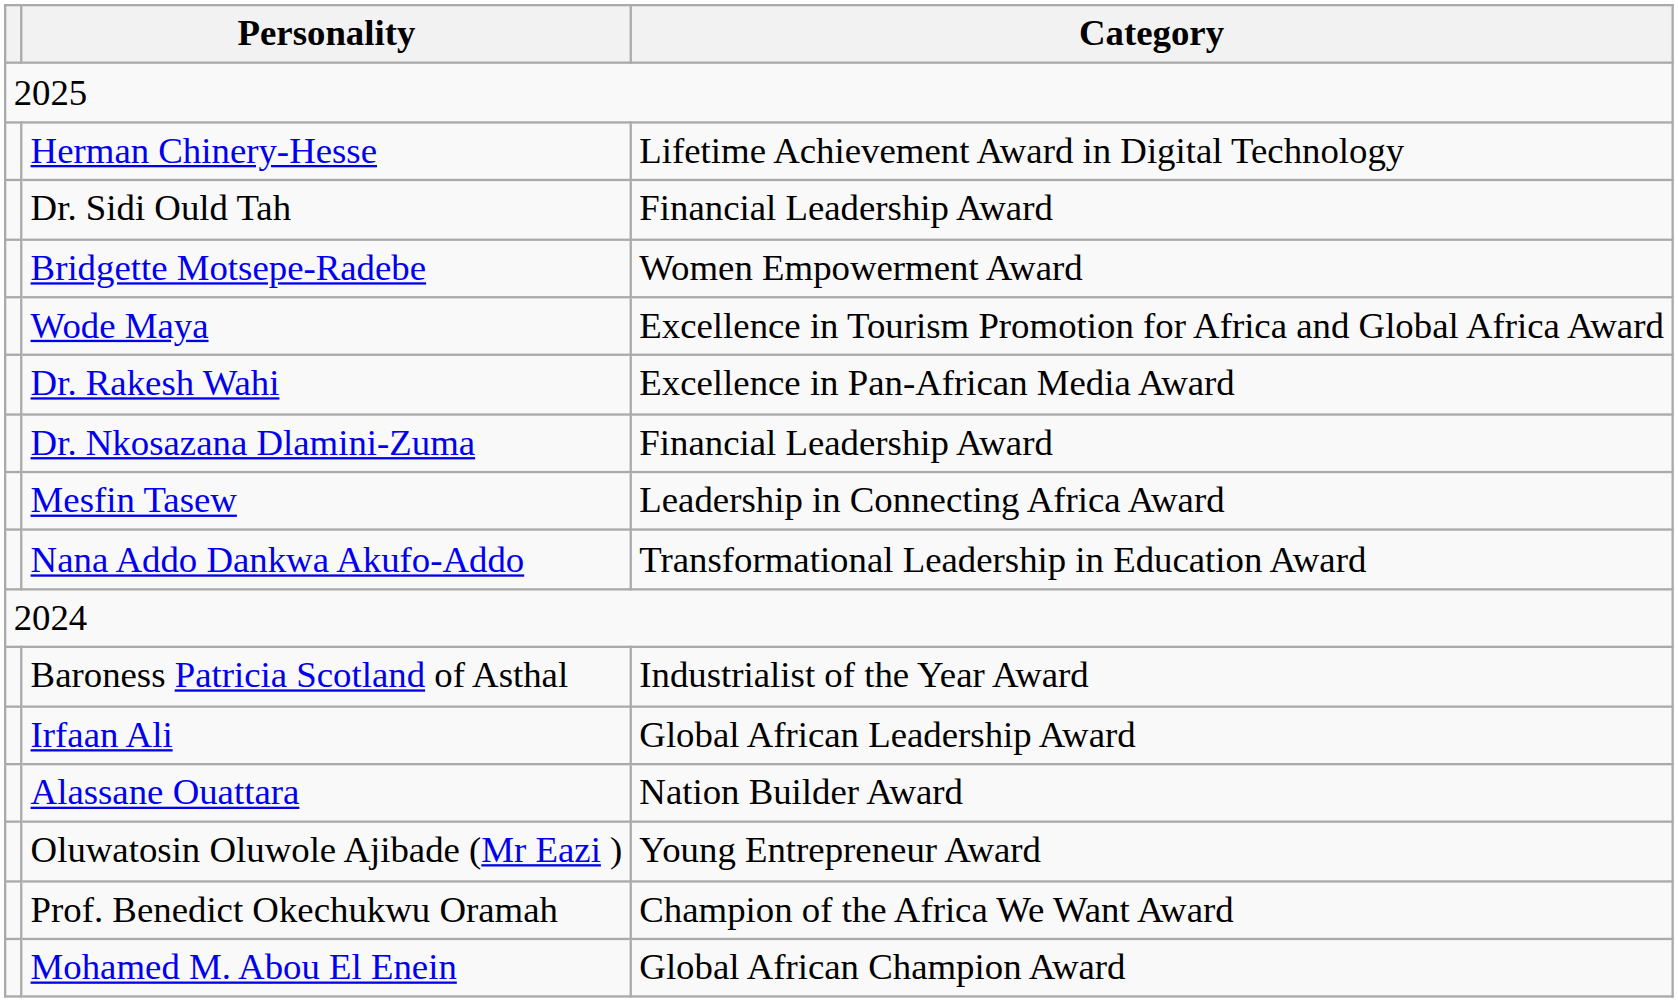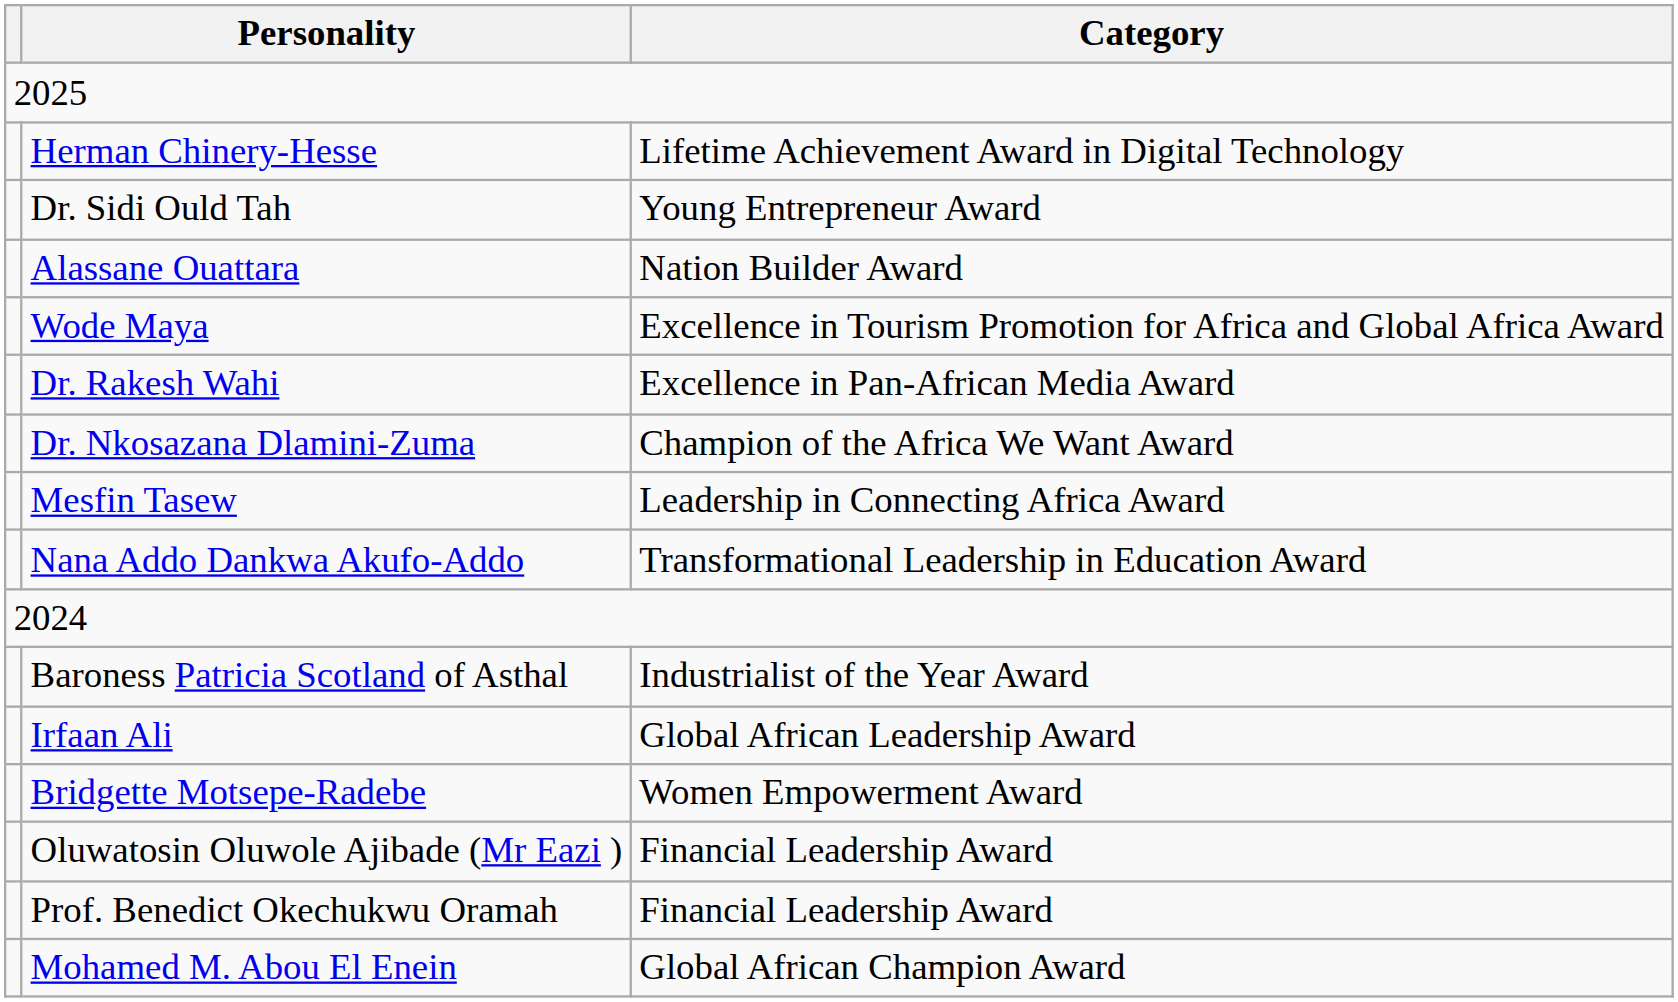(846, 208) Financial Leadership Award -> (840, 208) Young Entrepreneur Award
rows swapped: (228, 267) <-> (165, 792)
(846, 442) Financial Leadership Award -> (936, 442) Champion of the Africa We Want Award
(840, 850) Young Entrepreneur Award -> (846, 850) Financial Leadership Award
(936, 909) Champion of the Africa We Want Award -> (846, 909) Financial Leadership Award
